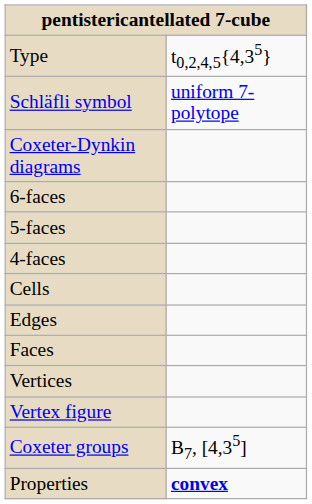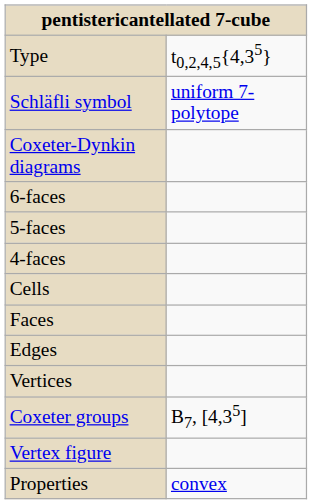rows swapped: (32, 350) <-> (33, 319)
rows swapped: (60, 411) <-> (69, 447)
(199, 483) bold -> (199, 483) normal
